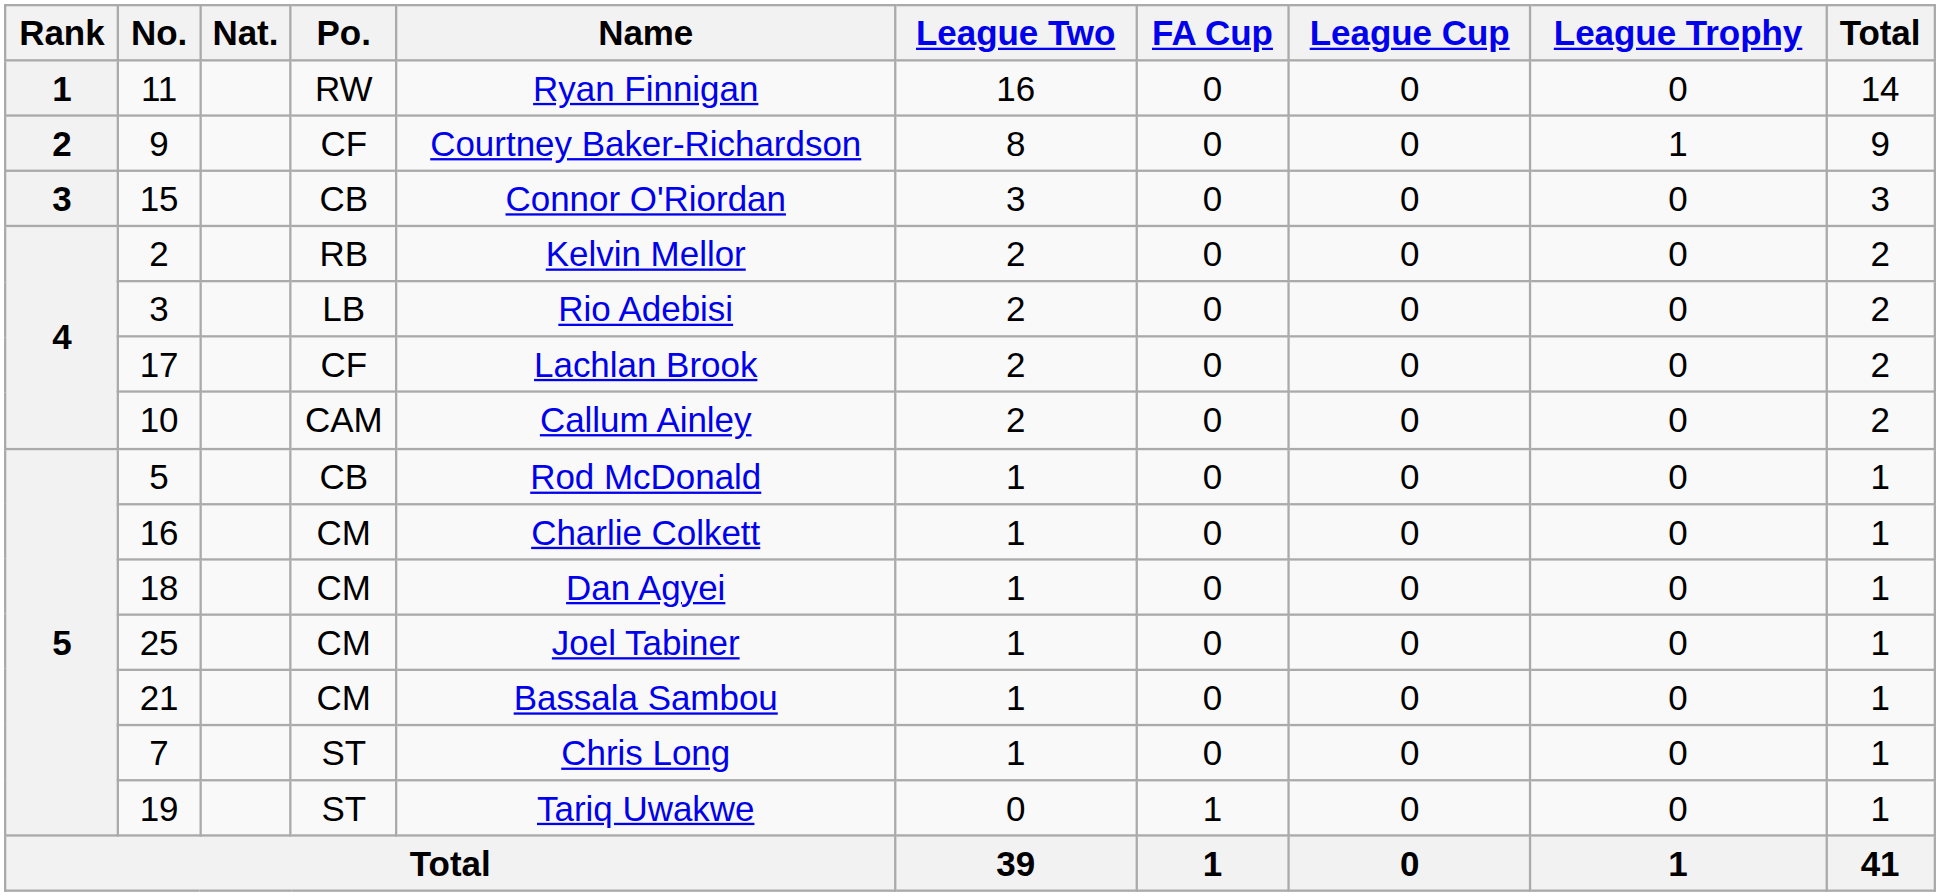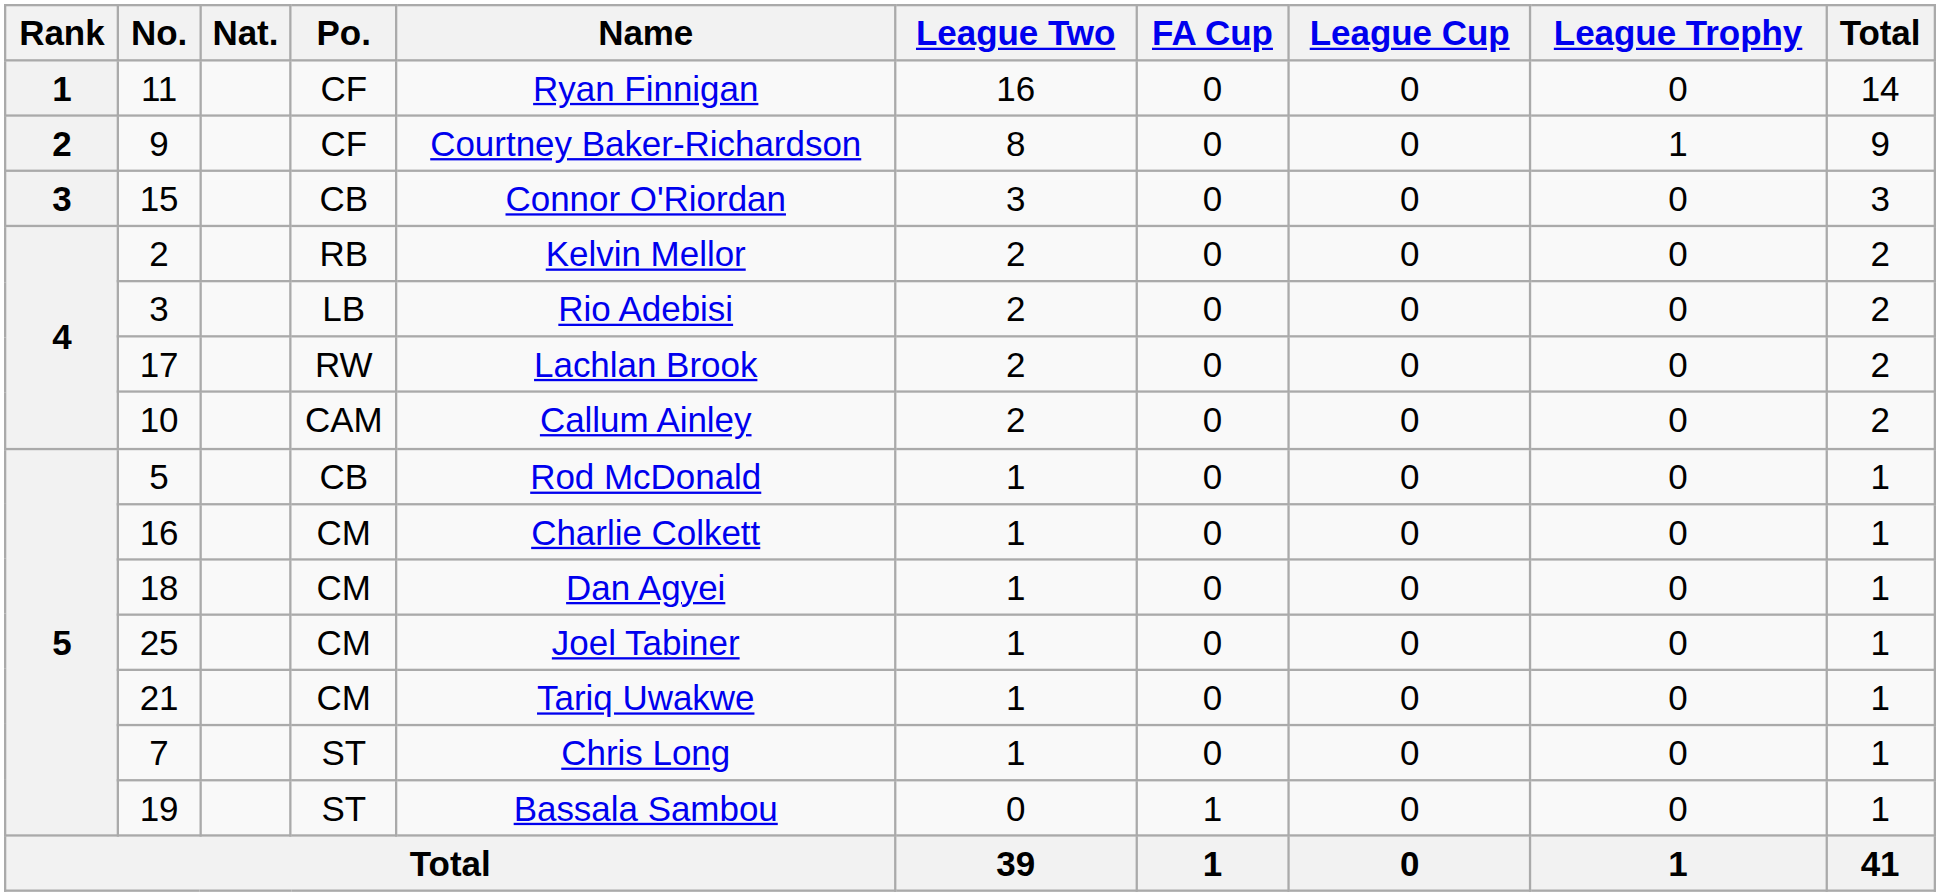(344, 88) RW -> (344, 88) CF
(344, 365) CF -> (344, 365) RW
(646, 697) Bassala Sambou -> (646, 697) Tariq Uwakwe
(646, 808) Tariq Uwakwe -> (646, 808) Bassala Sambou
